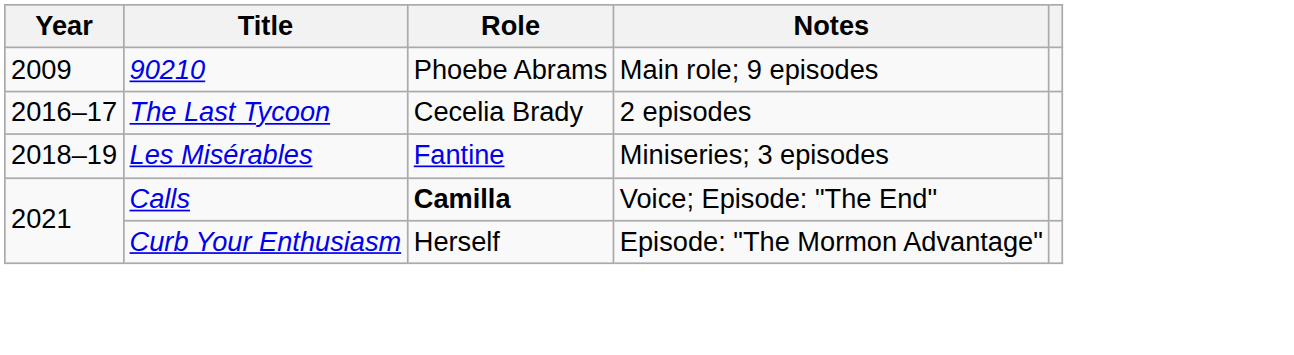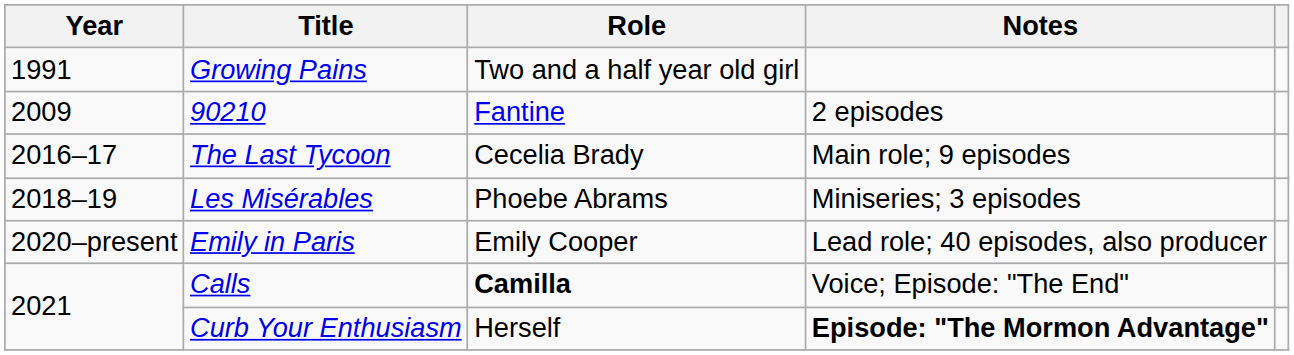+ row: (278, 69)
(511, 69) Phoebe Abrams -> (520, 112) Fantine
(749, 69) Main role; 9 episodes -> (878, 112) 2 episodes
(686, 112) 2 episodes -> (941, 155) Main role; 9 episodes
(459, 155) Fantine -> (571, 198) Phoebe Abrams
+ row: (272, 241)
(831, 241) normal -> (1040, 328) bold
